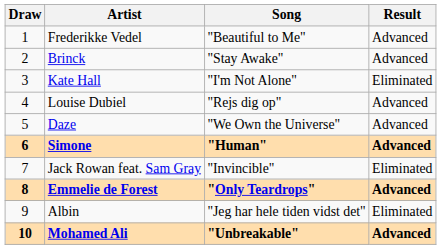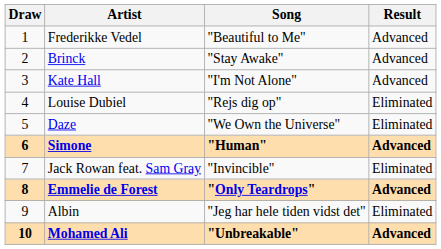(402, 80) Eliminated -> (400, 80) Advanced
(400, 102) Advanced -> (402, 102) Eliminated
(400, 124) Advanced -> (402, 124) Eliminated
